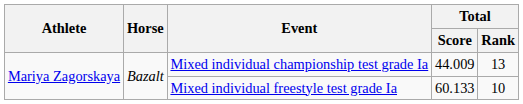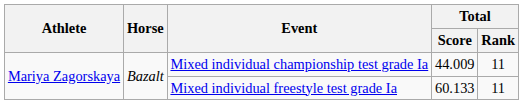(498, 64) 13 -> (498, 64) 11
(498, 88) 10 -> (498, 88) 11
